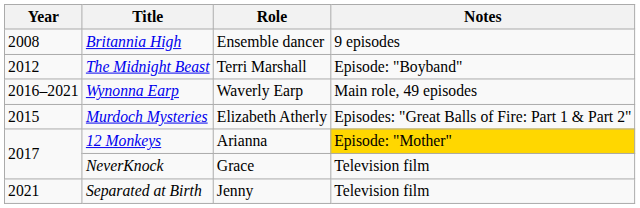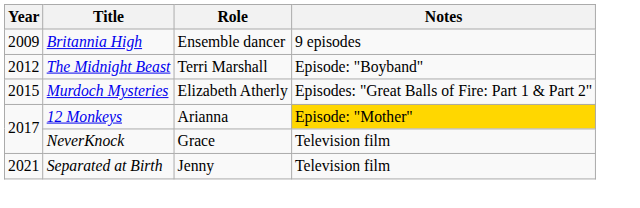(24, 41) 2008 -> (24, 41) 2009
- row: (132, 91)
